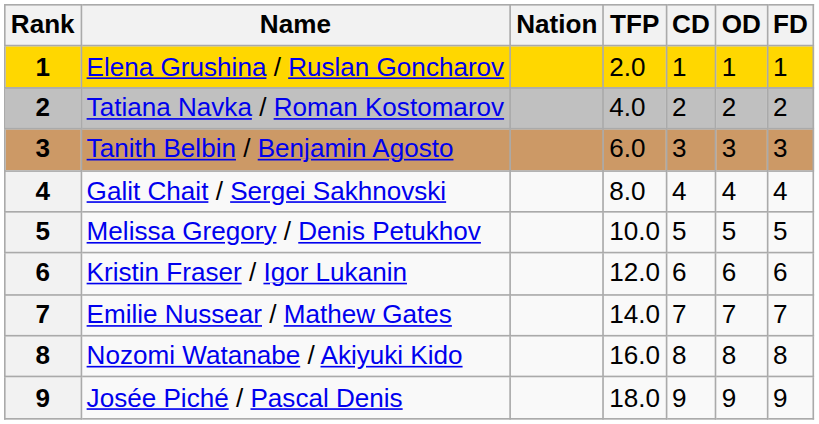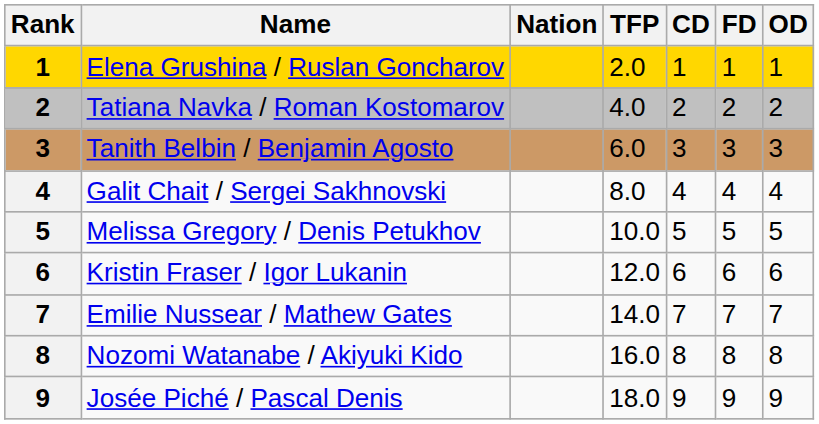columns swapped: (741, 25) <-> (790, 25)
